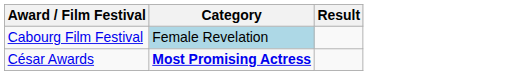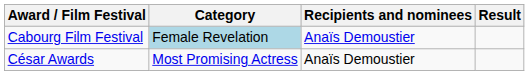+ column: (388, 15)
(232, 59) bold -> (225, 59) normal
